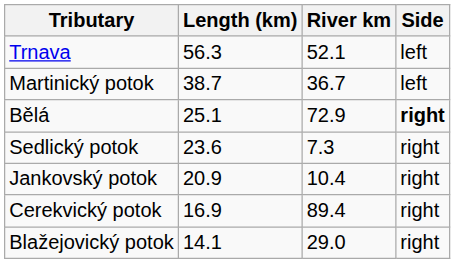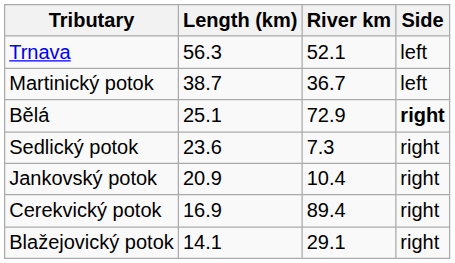(326, 242) 29.0 -> (326, 242) 29.1
